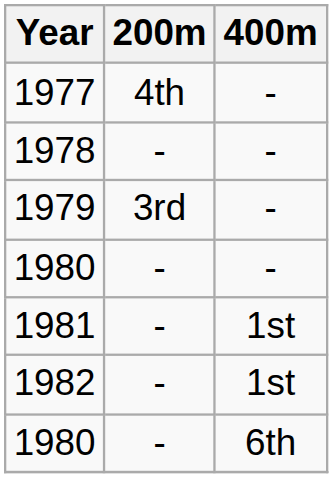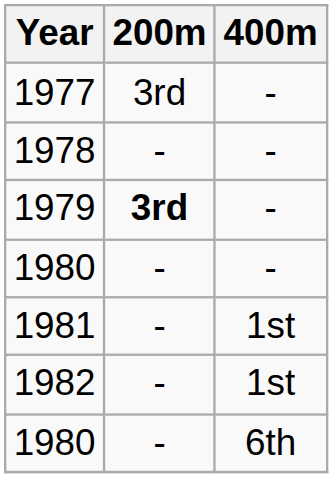(160, 92) 4th -> (160, 92) 3rd
(160, 208) normal -> (160, 208) bold
